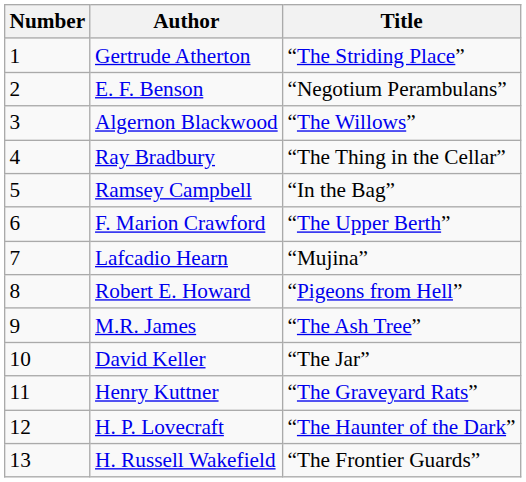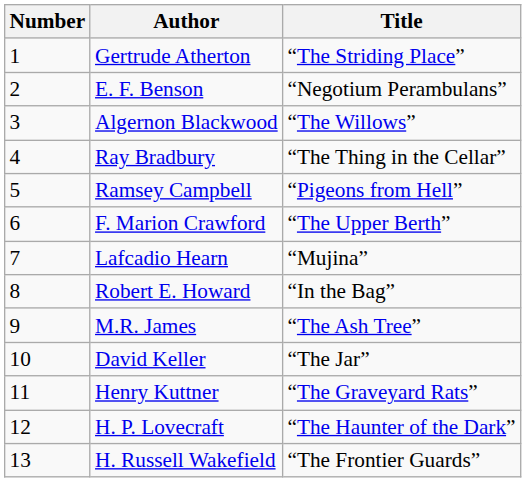(341, 190) “In the Bag” -> (375, 190) “Pigeons from Hell”
(375, 291) “Pigeons from Hell” -> (341, 291) “In the Bag”
